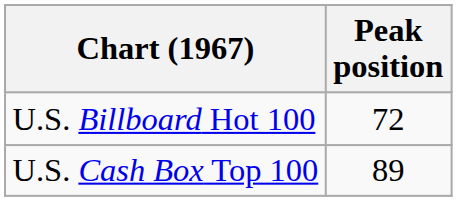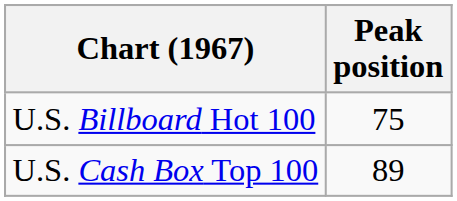(388, 118) 72 -> (388, 118) 75
